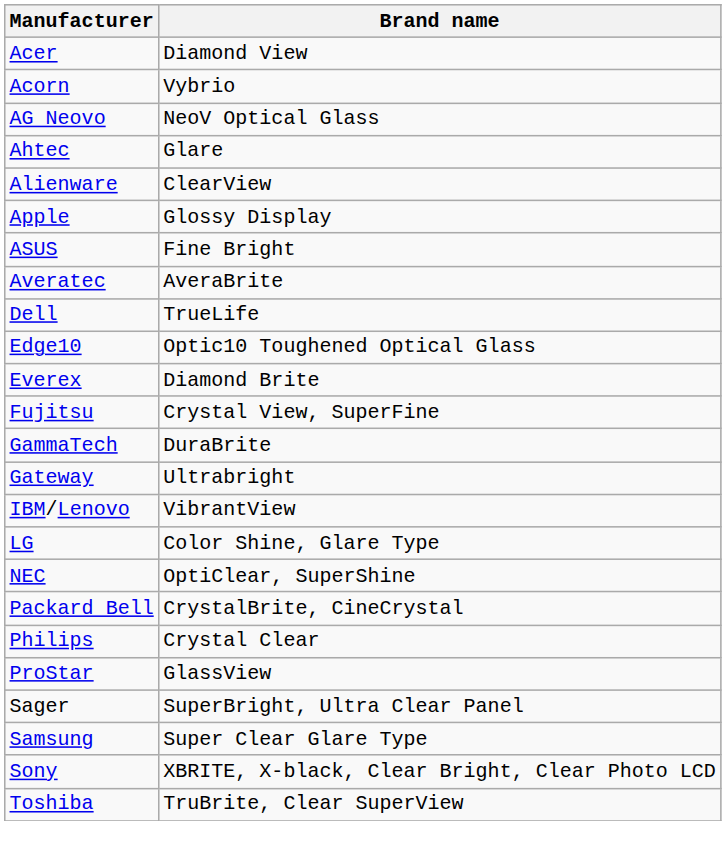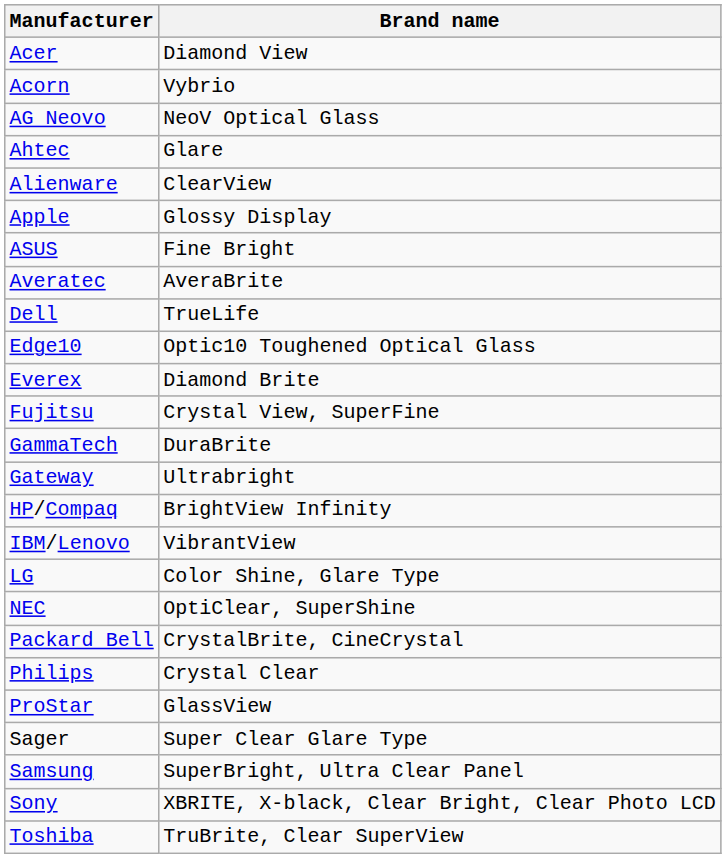+ row: (64, 511)
(343, 706) SuperBright, Ultra Clear Panel -> (295, 739) Super Clear Glare Type
(295, 739) Super Clear Glare Type -> (343, 772) SuperBright, Ultra Clear Panel
